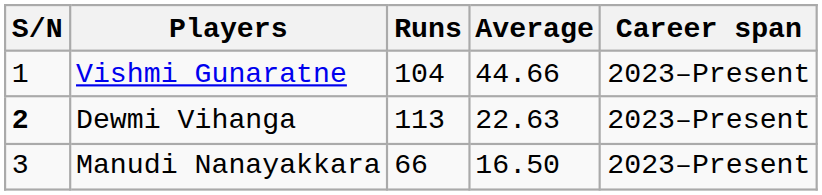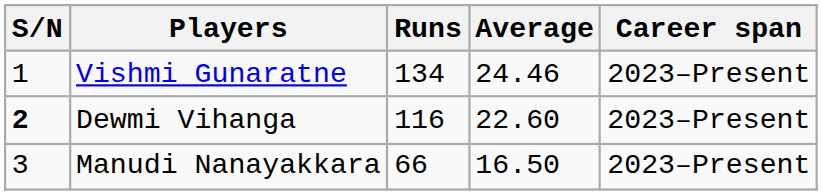(420, 74) 104 -> (420, 74) 134
(518, 74) 44.66 -> (518, 74) 24.46
(420, 120) 113 -> (420, 120) 116
(518, 120) 22.63 -> (518, 120) 22.60
